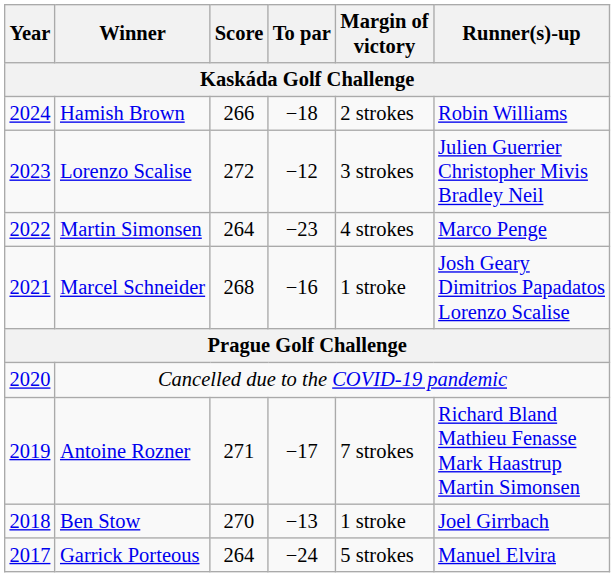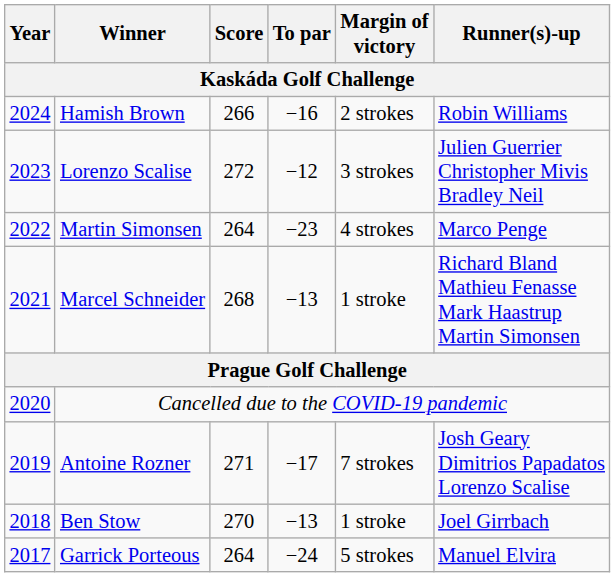(302, 113) −18 -> (302, 113) −16
(302, 287) −16 -> (302, 300) −13
(522, 287) Josh Geary Dimitrios Papadatos Lorenzo Scalise -> (509, 300) Richard Bland Mathieu Fenasse Mark Haastrup Martin Simonsen
(509, 450) Richard Bland Mathieu Fenasse Mark Haastrup Martin Simonsen -> (522, 462) Josh Geary Dimitrios Papadatos Lorenzo Scalise
